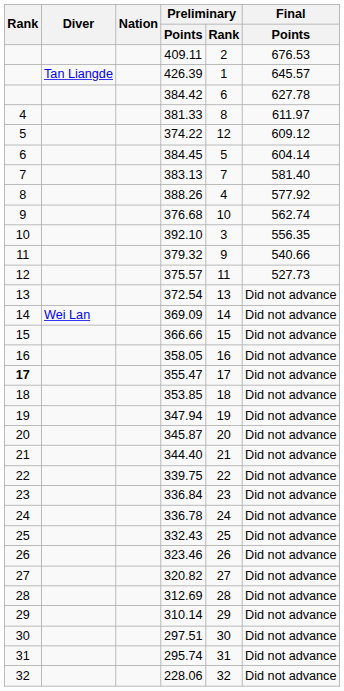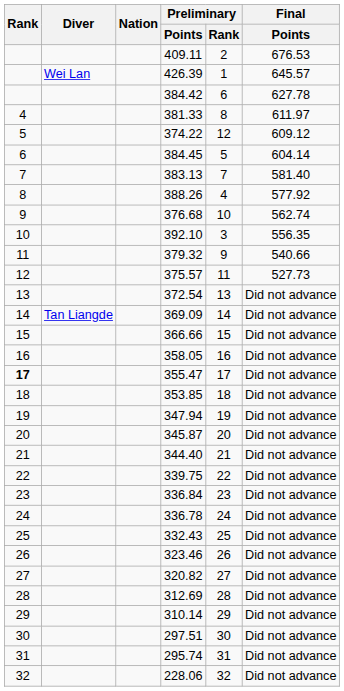(78, 74) Tan Liangde -> (67, 74) Wei Lan
(67, 315) Wei Lan -> (78, 315) Tan Liangde
